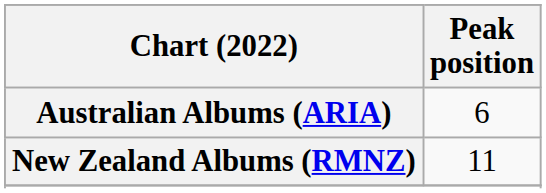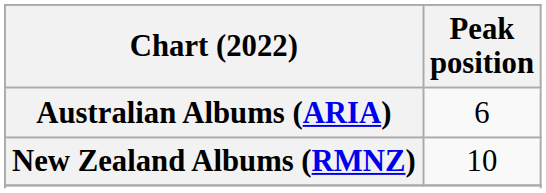(482, 160) 11 -> (482, 160) 10
